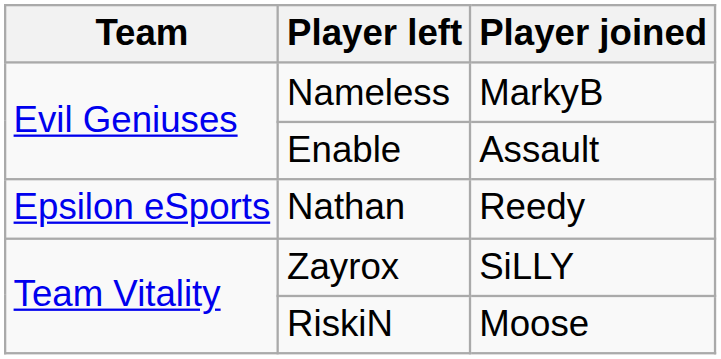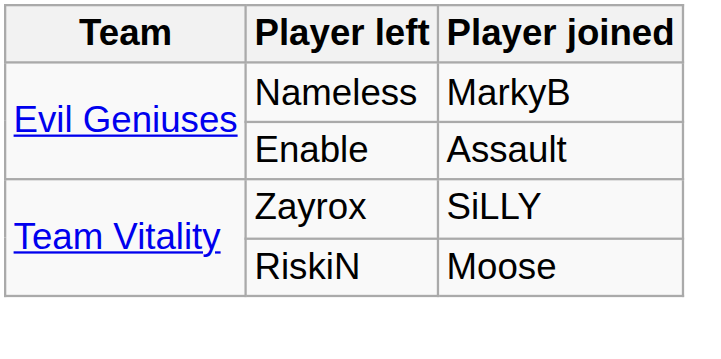- row: (346, 207)
